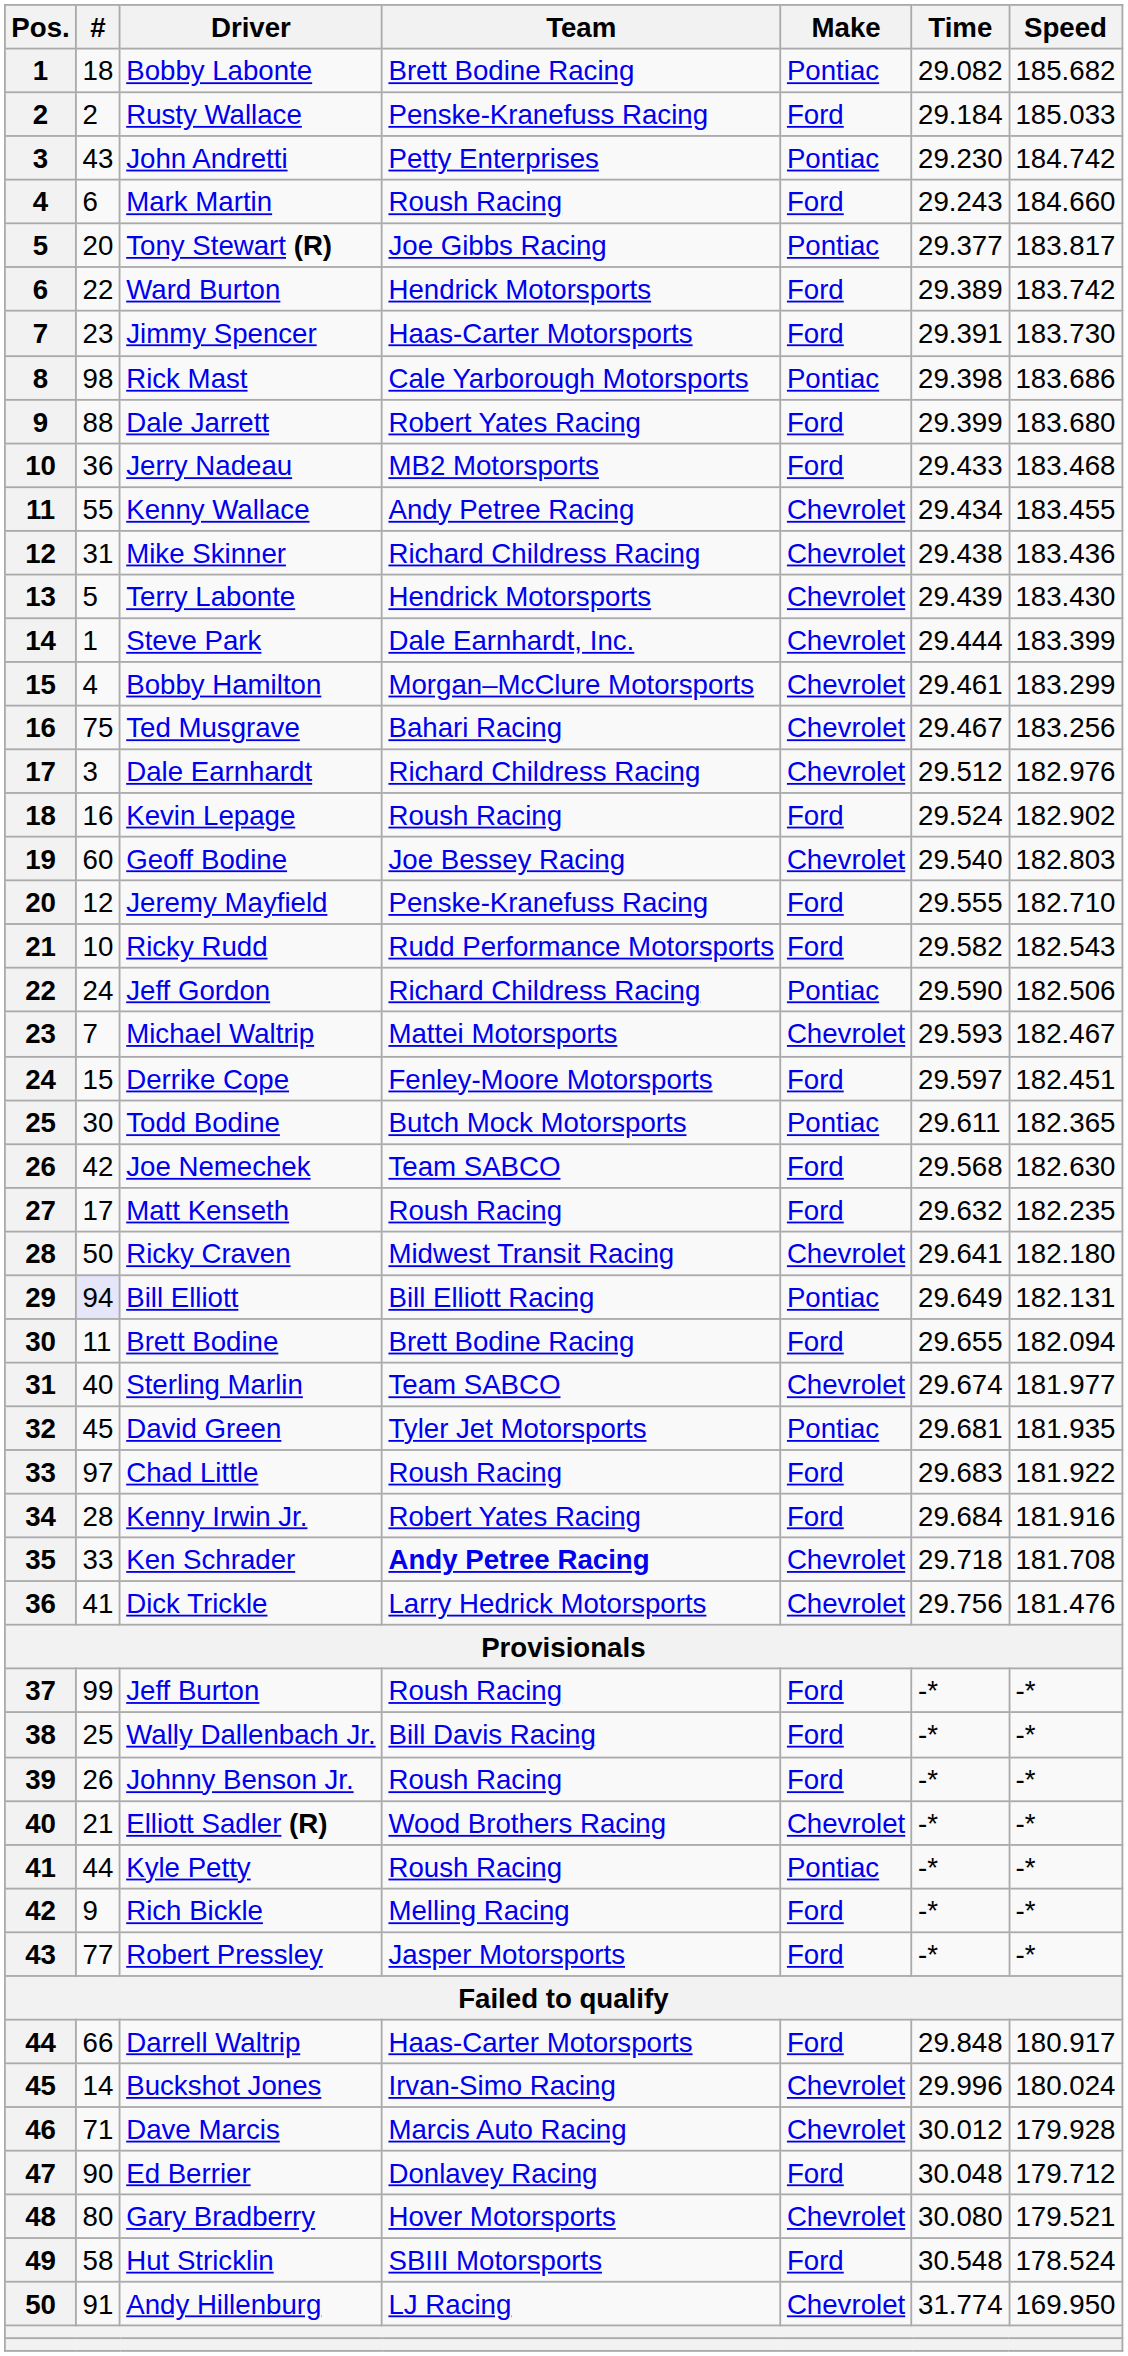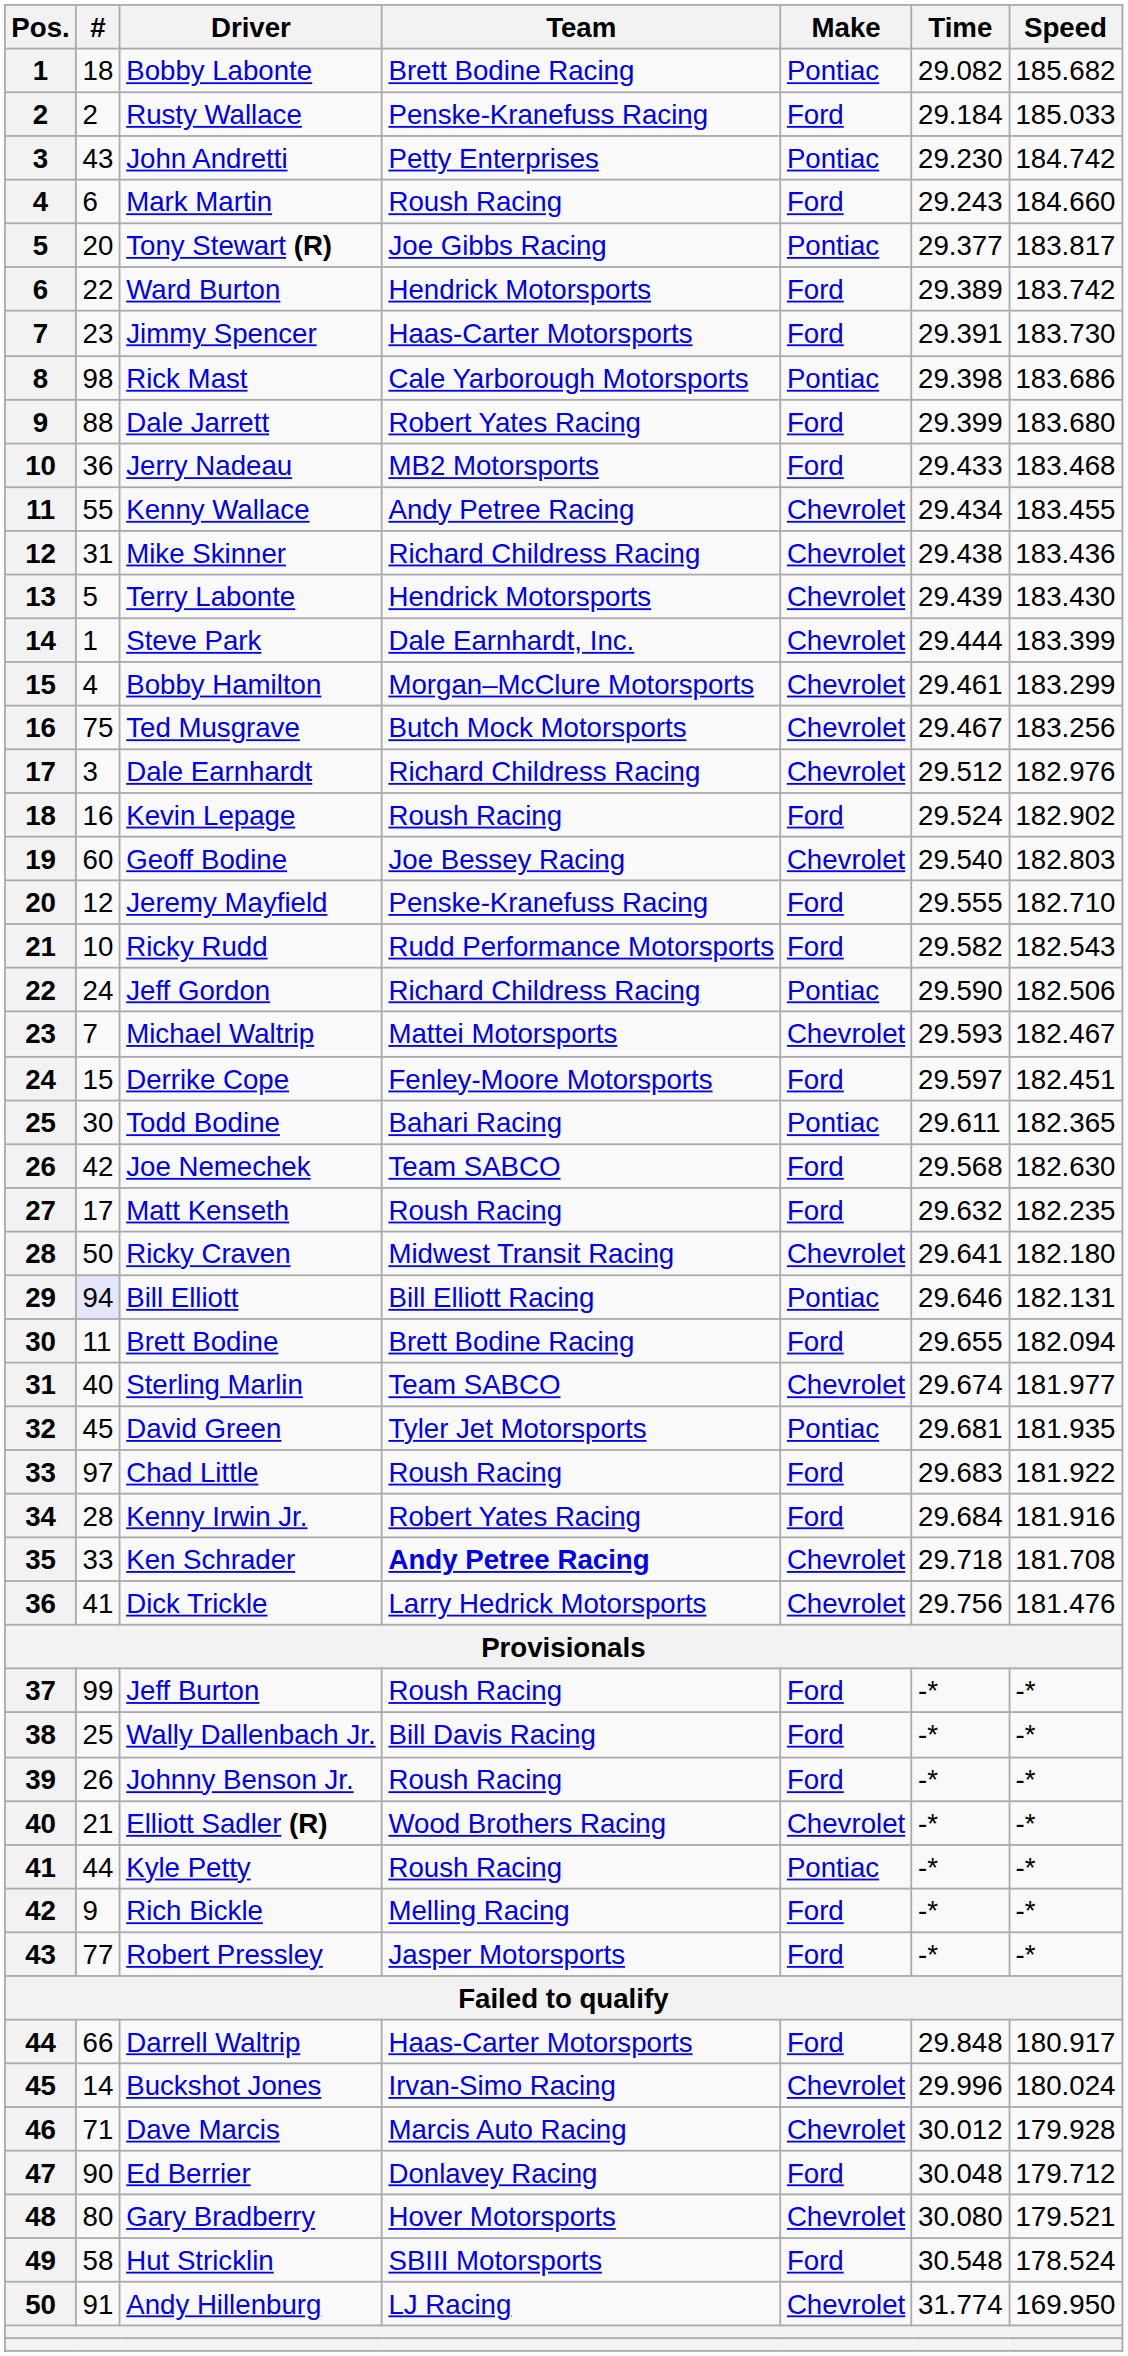(475, 728) Bahari Racing -> (537, 728) Butch Mock Motorsports
(537, 1122) Butch Mock Motorsports -> (475, 1122) Bahari Racing
(960, 1297) 29.649 -> (960, 1297) 29.646
